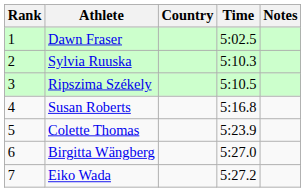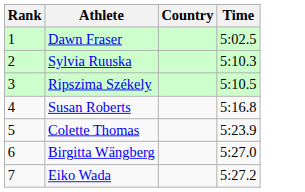- column: (280, 15)
